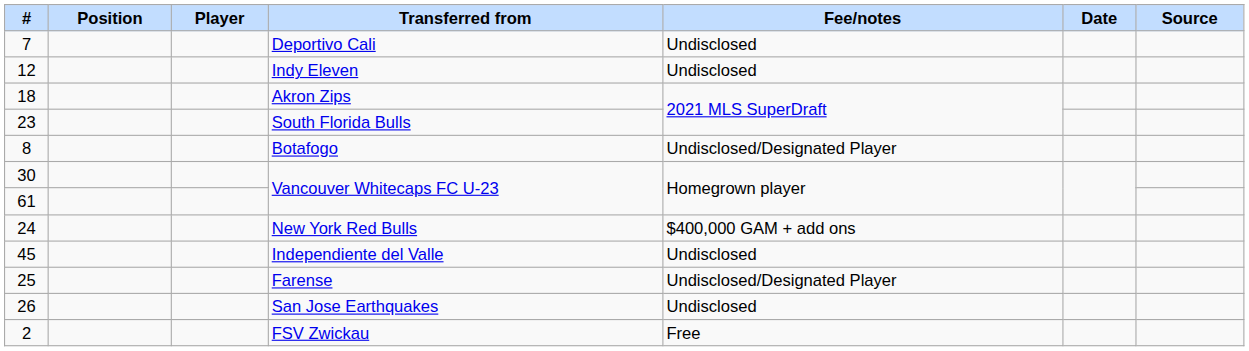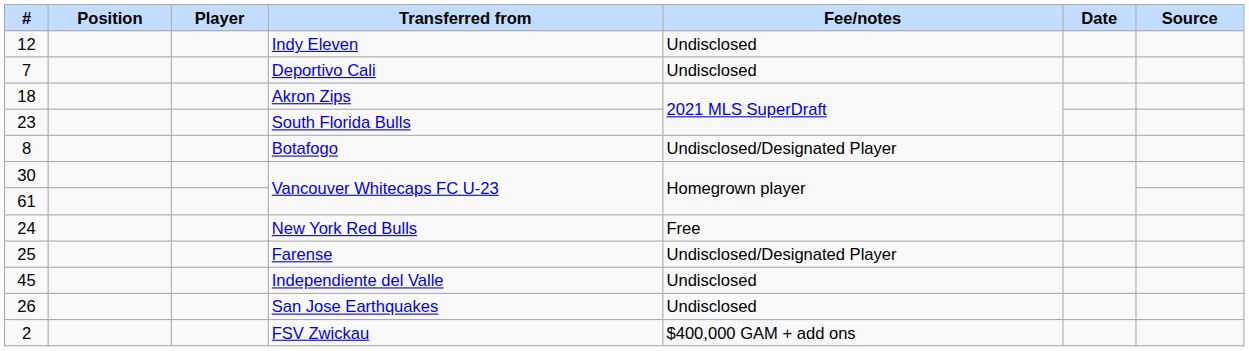rows swapped: (27, 44) <-> (27, 70)
(761, 228) $400,000 GAM + add ons -> (684, 228) Free
rows swapped: (27, 280) <-> (27, 254)
(684, 333) Free -> (761, 333) $400,000 GAM + add ons
